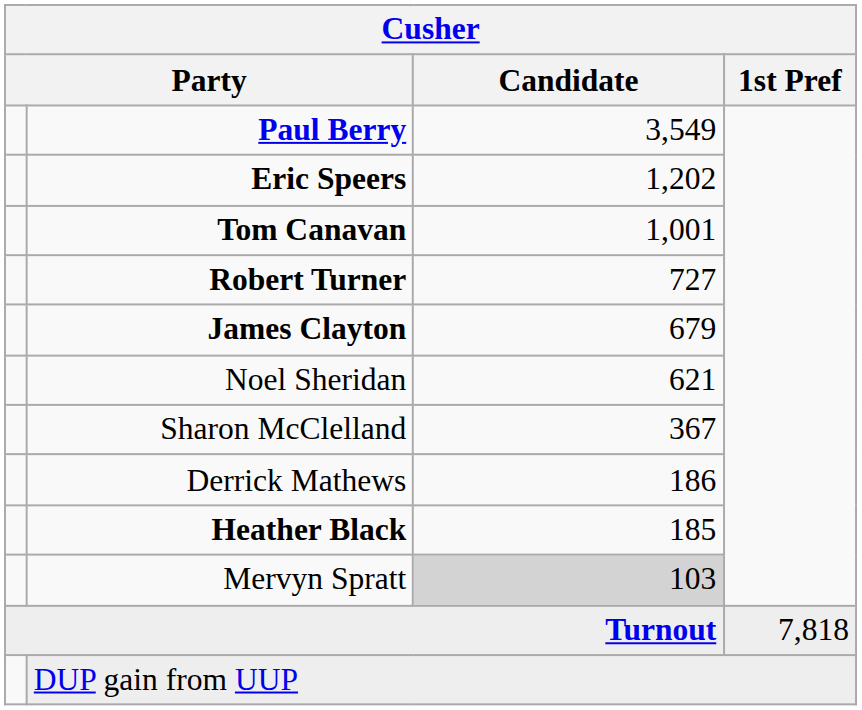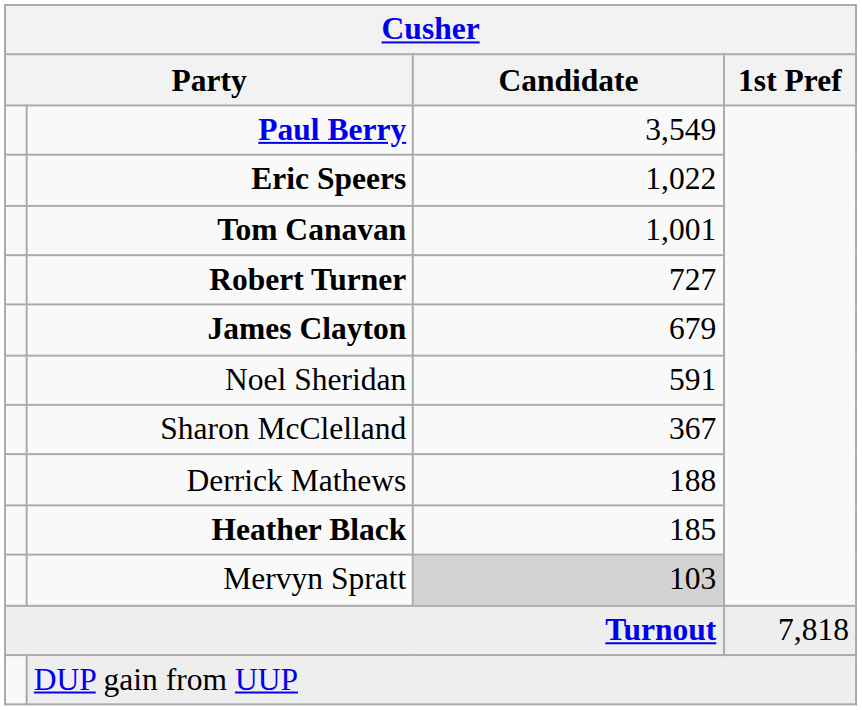(681, 179) 1,202 -> (681, 179) 1,022
(693, 379) 621 -> (693, 379) 591
(693, 479) 186 -> (693, 479) 188
